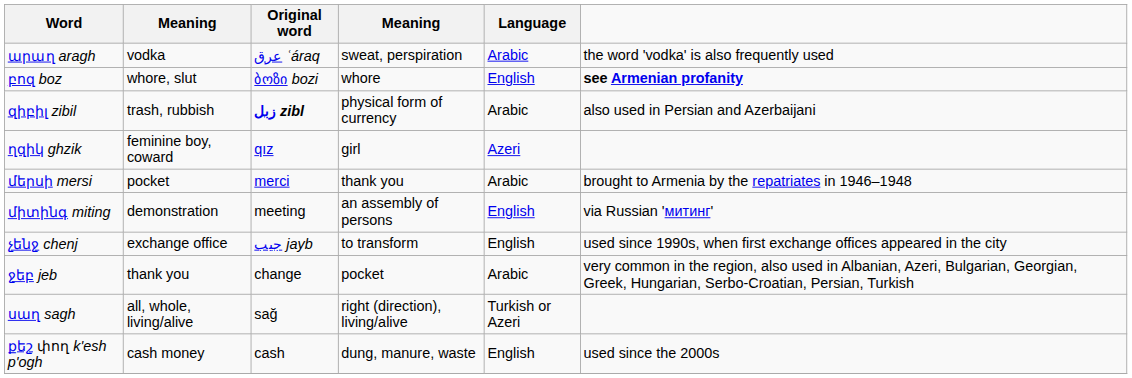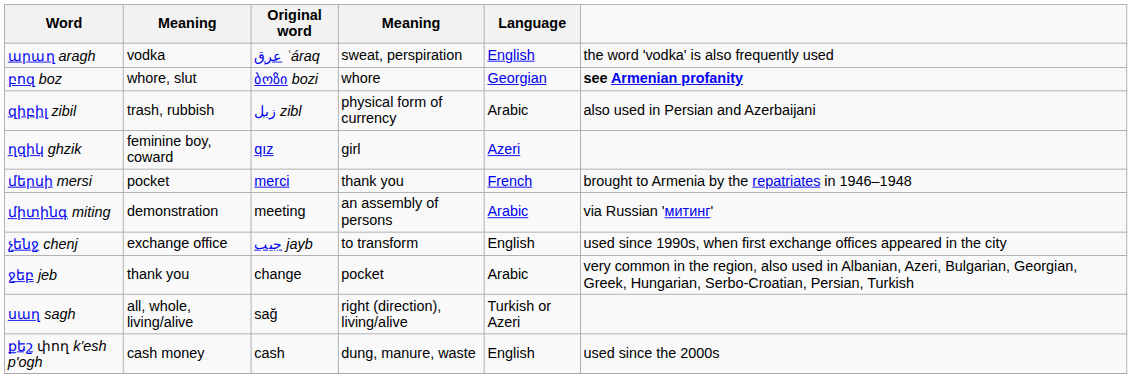(508, 55) Arabic -> (511, 55) English
(511, 79) English -> (517, 79) Georgian
(279, 110) bold -> (278, 110) normal
(508, 180) Arabic -> (510, 180) French
(511, 212) English -> (508, 212) Arabic
